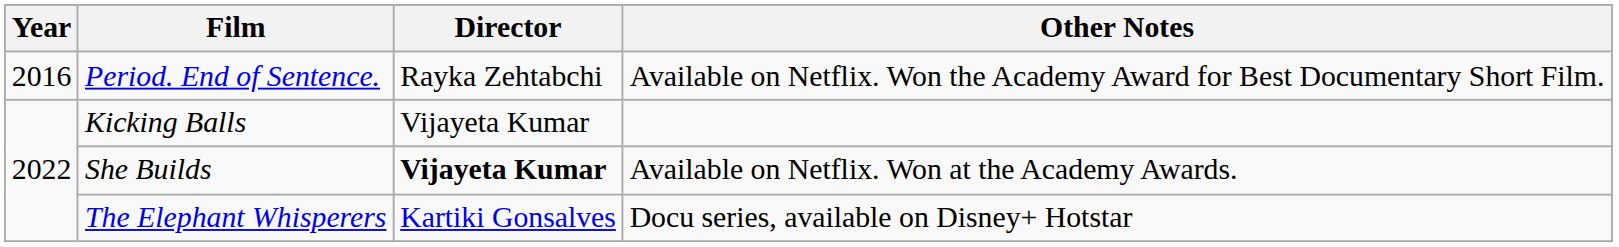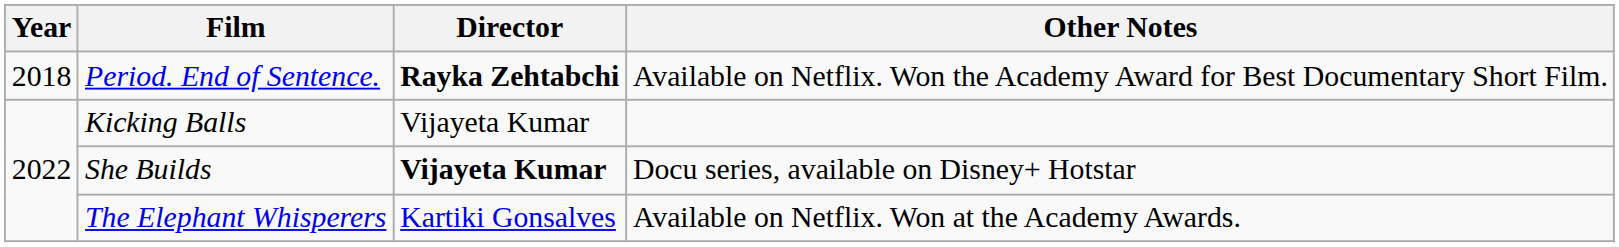(42, 75) 2016 -> (42, 75) 2018
(501, 75) normal -> (510, 75) bold
(934, 169) Available on Netflix. Won at the Academy Awards. -> (884, 169) Docu series, available on Disney+ Hotstar
(881, 216) Docu series, available on Disney+ Hotstar -> (937, 216) Available on Netflix. Won at the Academy Awards.
